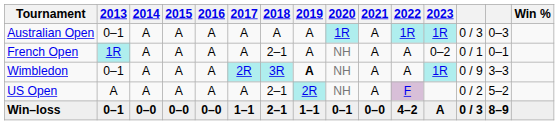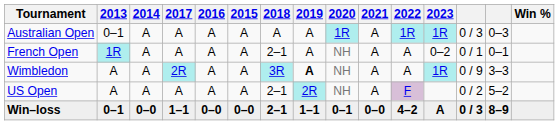columns swapped: (179, 14) <-> (244, 14)
(114, 71) 0–1 -> (114, 71) A
